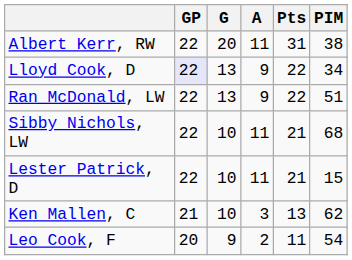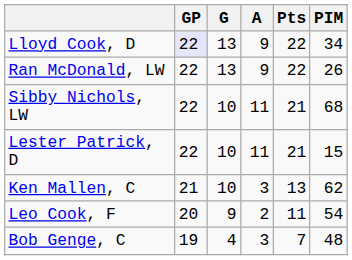- row: (82, 44)
(333, 97) 51 -> (333, 71) 26
+ row: (67, 241)
